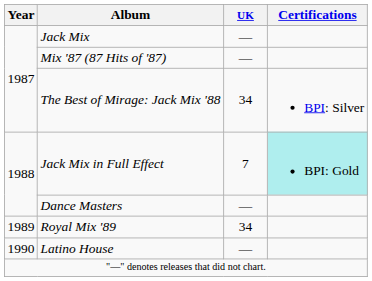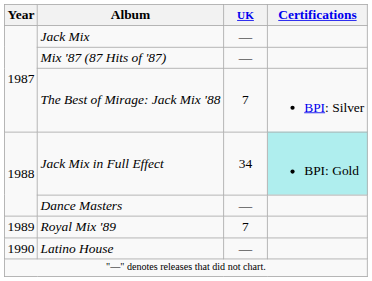(245, 100) 34 -> (245, 100) 7
(245, 163) 7 -> (245, 163) 34
(245, 227) 34 -> (245, 227) 7
